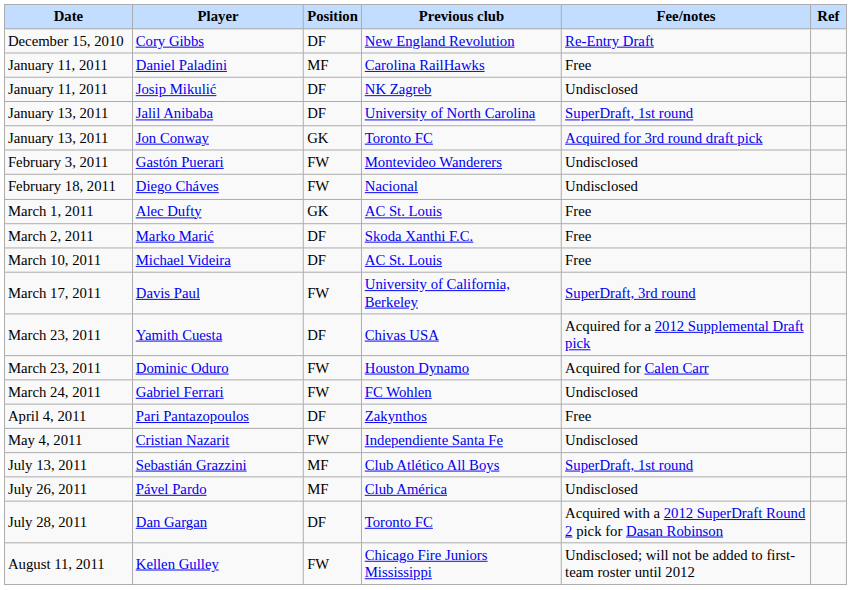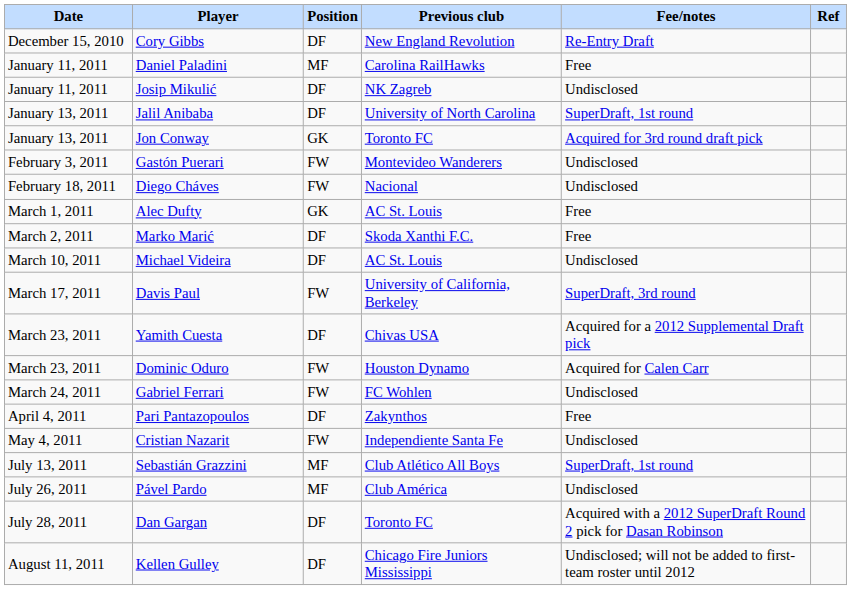(578, 259) Free -> (602, 259) Undisclosed
(318, 564) FW -> (317, 564) DF
